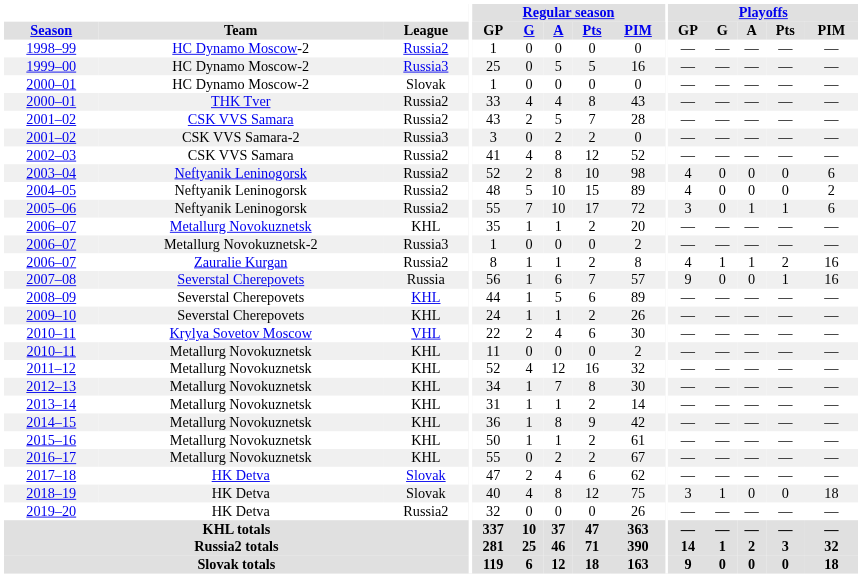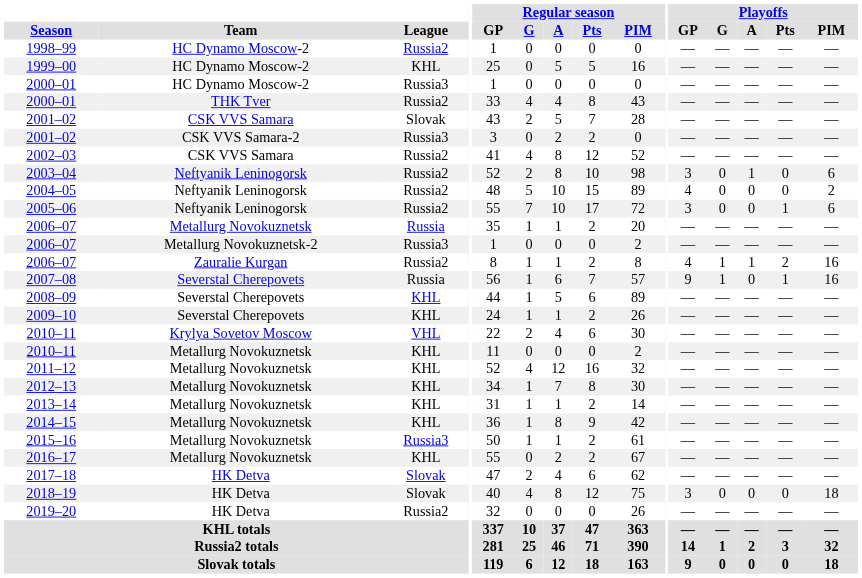(426, 66) Russia3 -> (426, 66) KHL
(426, 84) Slovak -> (426, 84) Russia3
(426, 119) Russia2 -> (426, 119) Slovak
(688, 173) 4 -> (688, 173) 3
(752, 173) 0 -> (752, 173) 1
(752, 208) 1 -> (752, 208) 0
(426, 226) KHL -> (426, 226) Russia
(722, 279) 0 -> (722, 279) 1
(426, 440) KHL -> (426, 440) Russia3
(722, 493) 1 -> (722, 493) 0
